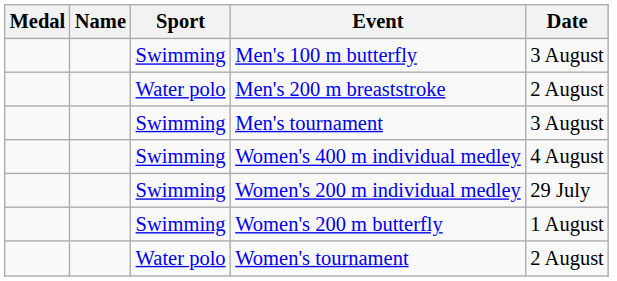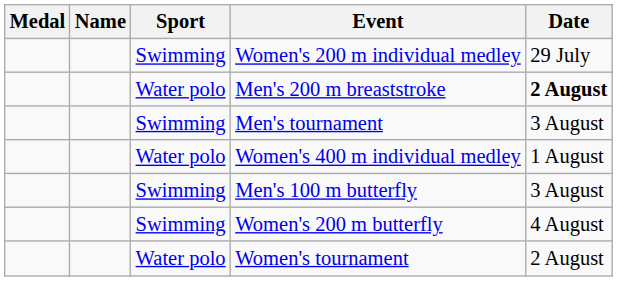rows swapped: (378, 190) <-> (326, 55)
(567, 89) normal -> (569, 89) bold
(181, 156) Swimming -> (181, 156) Water polo
(567, 156) 4 August -> (567, 156) 1 August
(567, 224) 1 August -> (567, 224) 4 August
